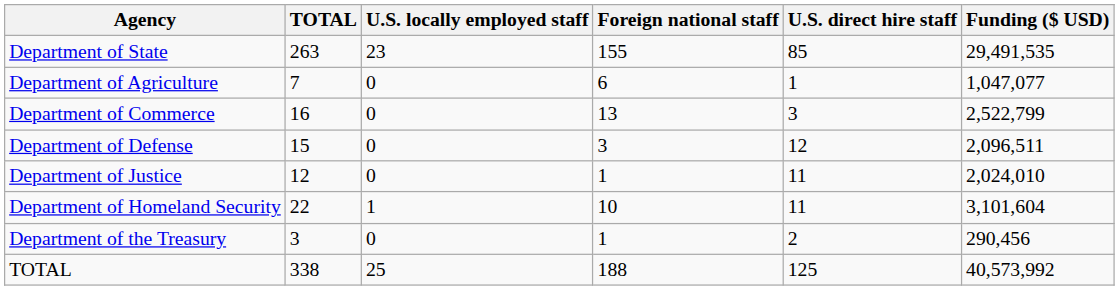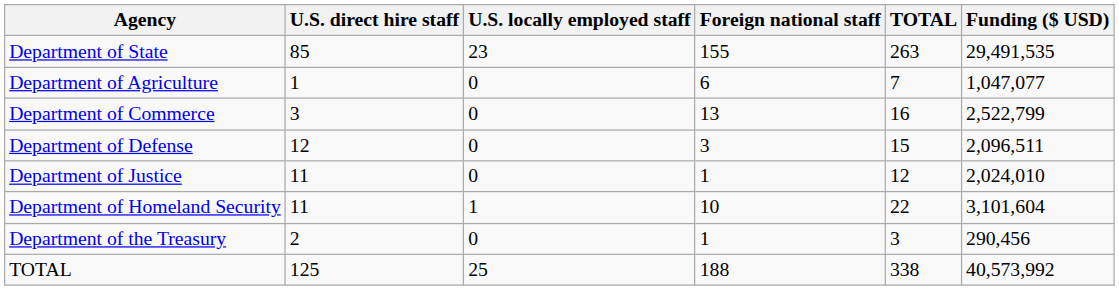columns swapped: (872, 20) <-> (323, 20)
